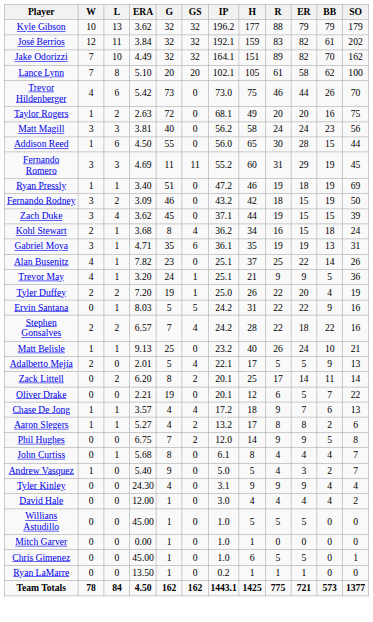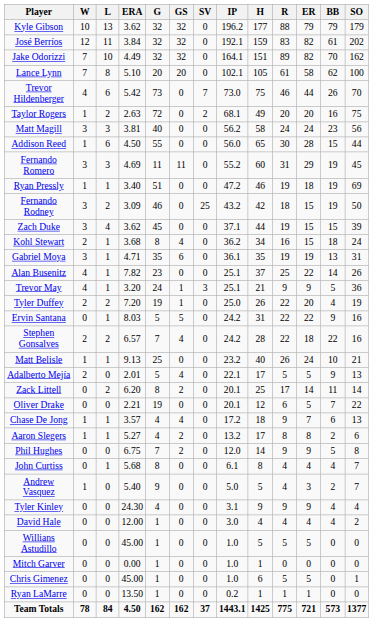+ column: (205, 12)
